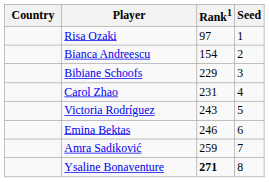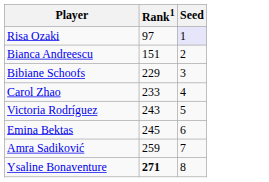- column: (33, 15)
(240, 35) no background -> (183, 35) lavender background
(208, 54) 154 -> (151, 54) 151
(208, 92) 231 -> (151, 92) 233
(208, 129) 246 -> (151, 129) 245
